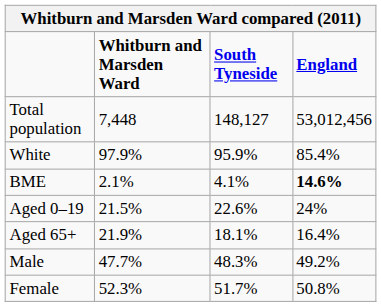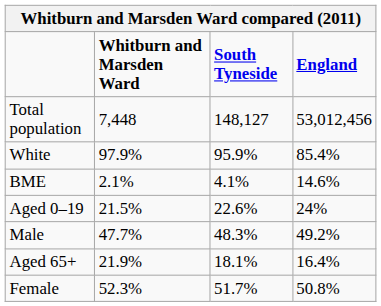(319, 181) bold -> (318, 181) normal
rows swapped: (43, 235) <-> (27, 261)
